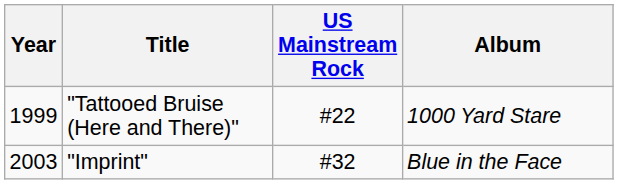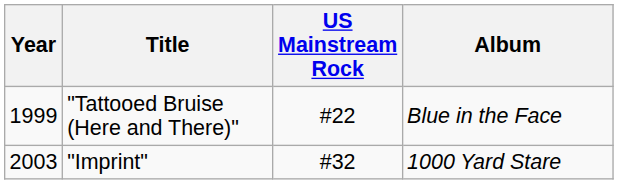(484, 115) 1000 Yard Stare -> (485, 115) Blue in the Face
(485, 161) Blue in the Face -> (484, 161) 1000 Yard Stare
